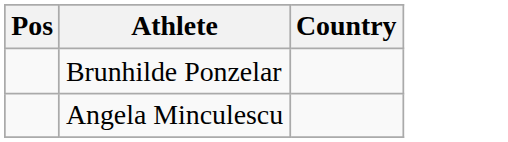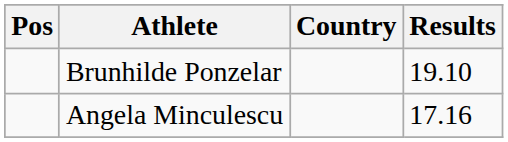+ column: (453, 26)
